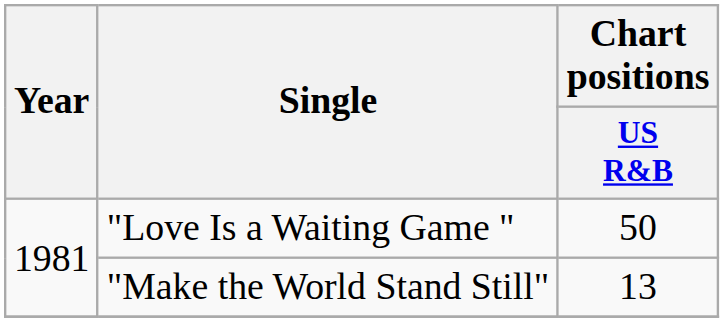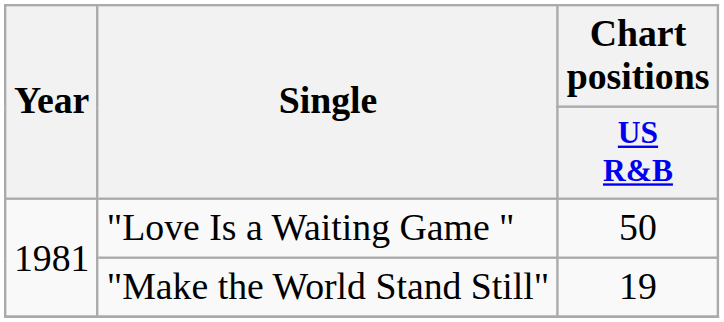(638, 287) 13 -> (638, 287) 19
